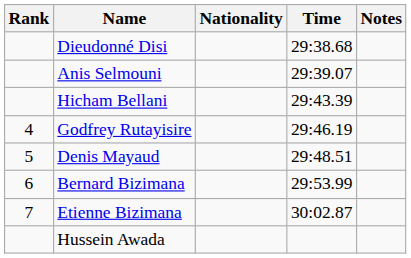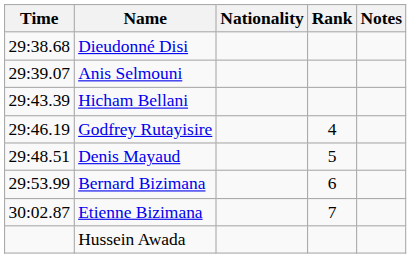columns swapped: (29, 18) <-> (322, 18)
